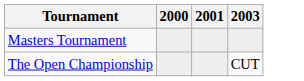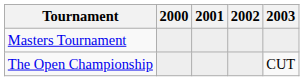+ column: (245, 16)
